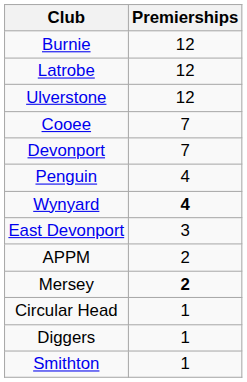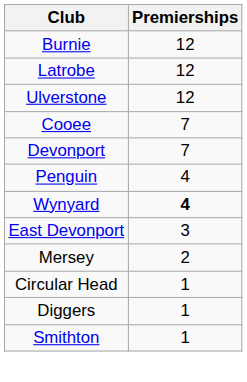- row: (66, 257)
(185, 284) bold -> (185, 257) normal
